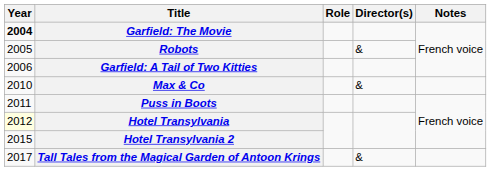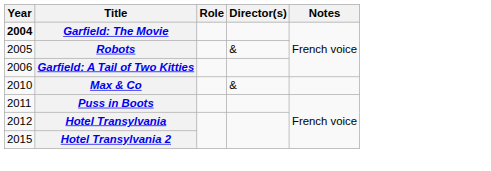(20, 121) lightyellow background -> (20, 121) no background
- row: (179, 157)
